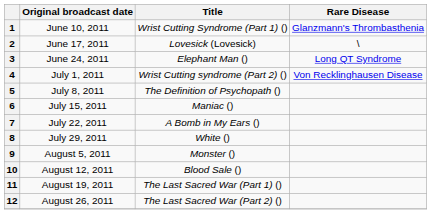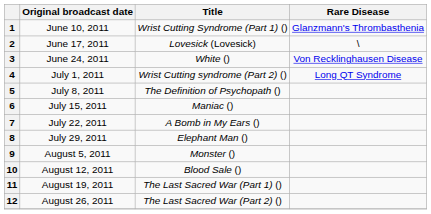(213, 59) Elephant Man () -> (213, 59) White ()
(358, 59) Long QT Syndrome -> (358, 59) Von Recklinghausen Disease
(358, 75) Von Recklinghausen Disease -> (358, 75) Long QT Syndrome
(213, 138) White () -> (213, 138) Elephant Man ()
